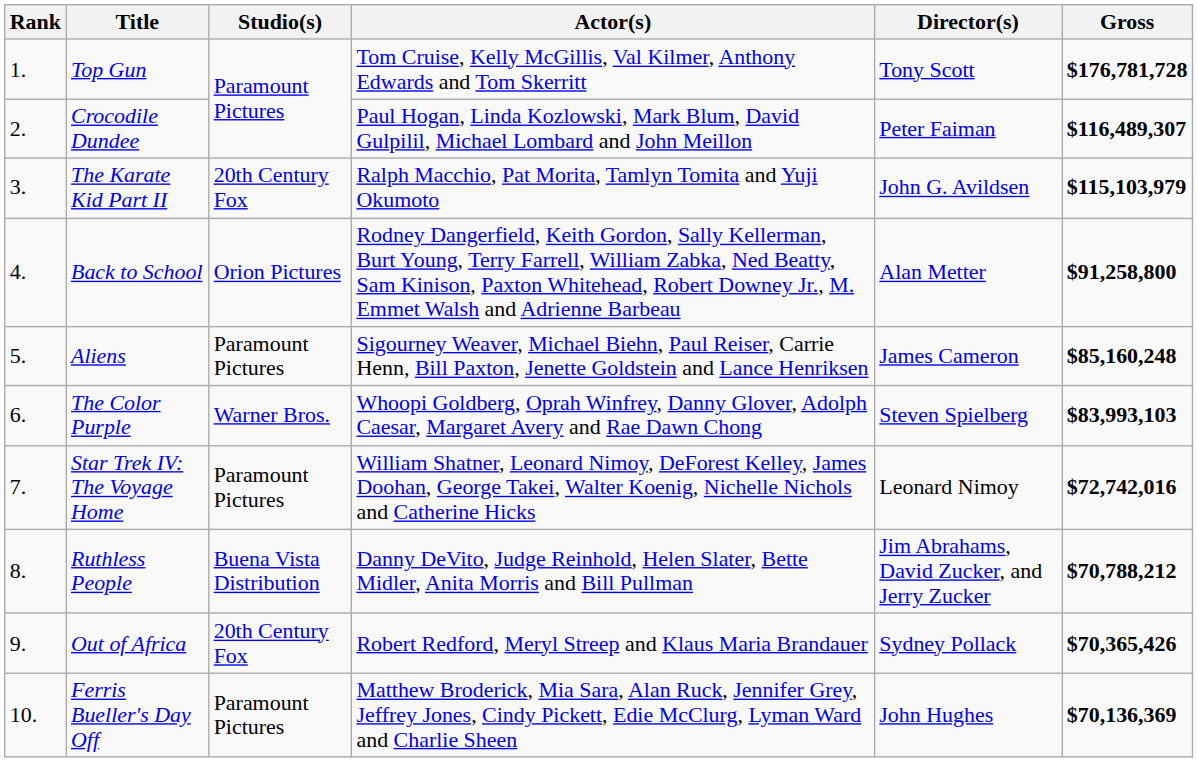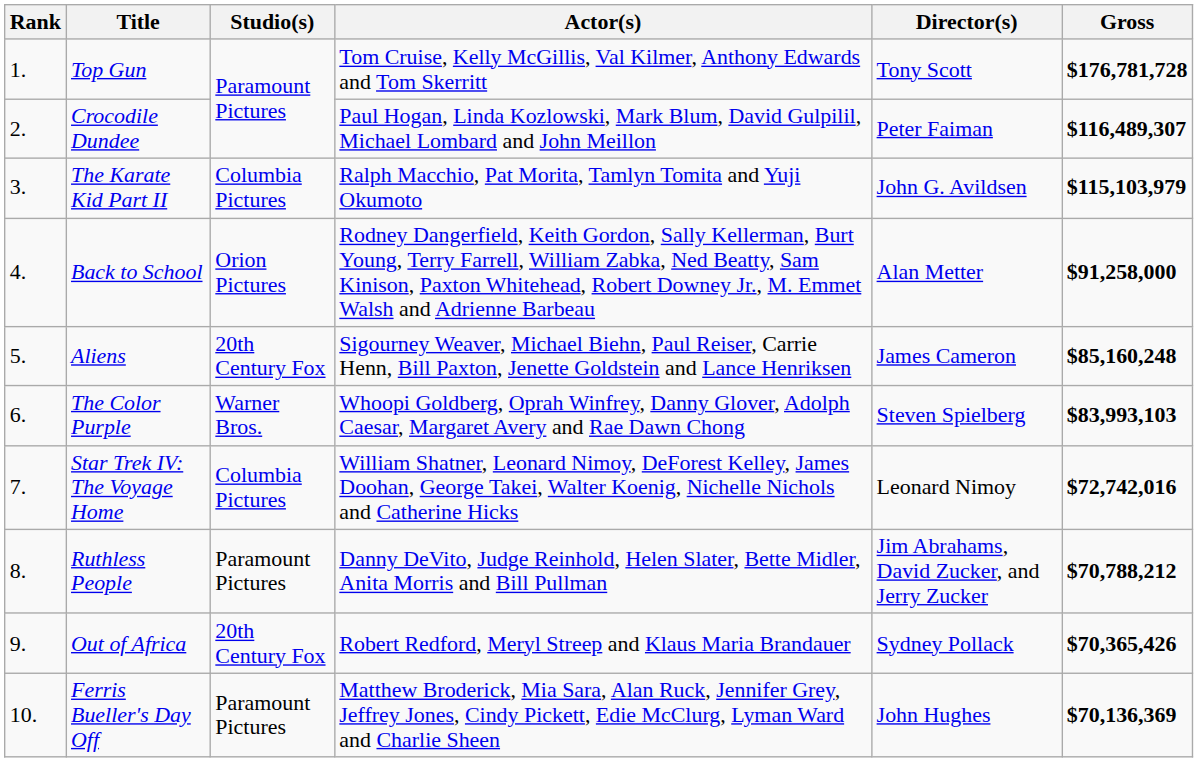(271, 187) 20th Century Fox -> (259, 187) Columbia Pictures
(1122, 271) $91,258,800 -> (1122, 271) $91,258,000
(261, 355) Paramount Pictures -> (270, 355) 20th Century Fox
(261, 487) Paramount Pictures -> (259, 487) Columbia Pictures
(267, 571) Buena Vista Distribution -> (263, 571) Paramount Pictures
